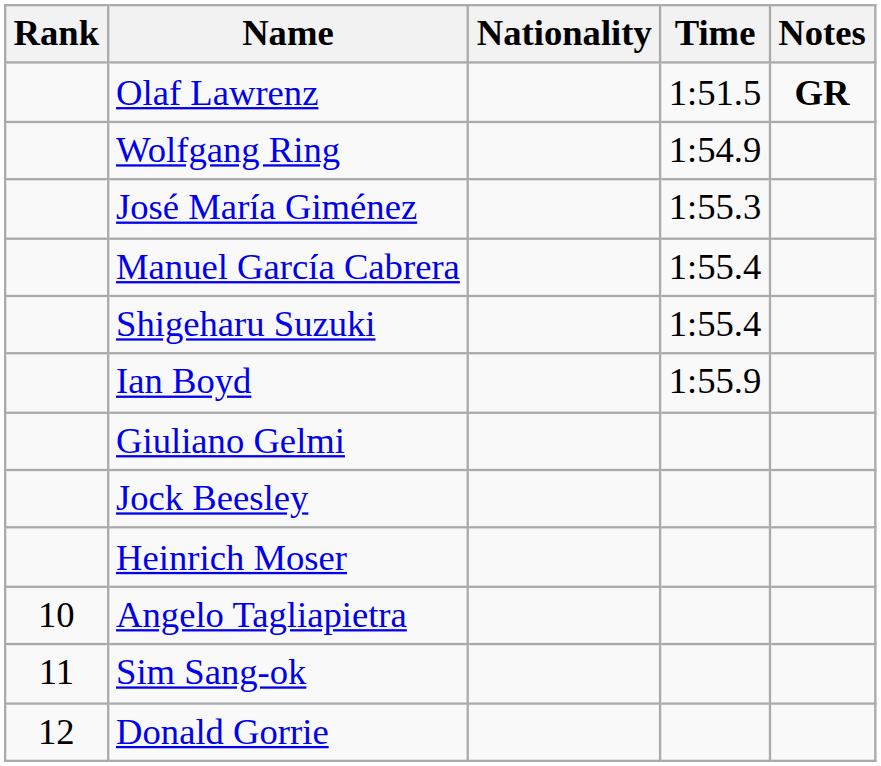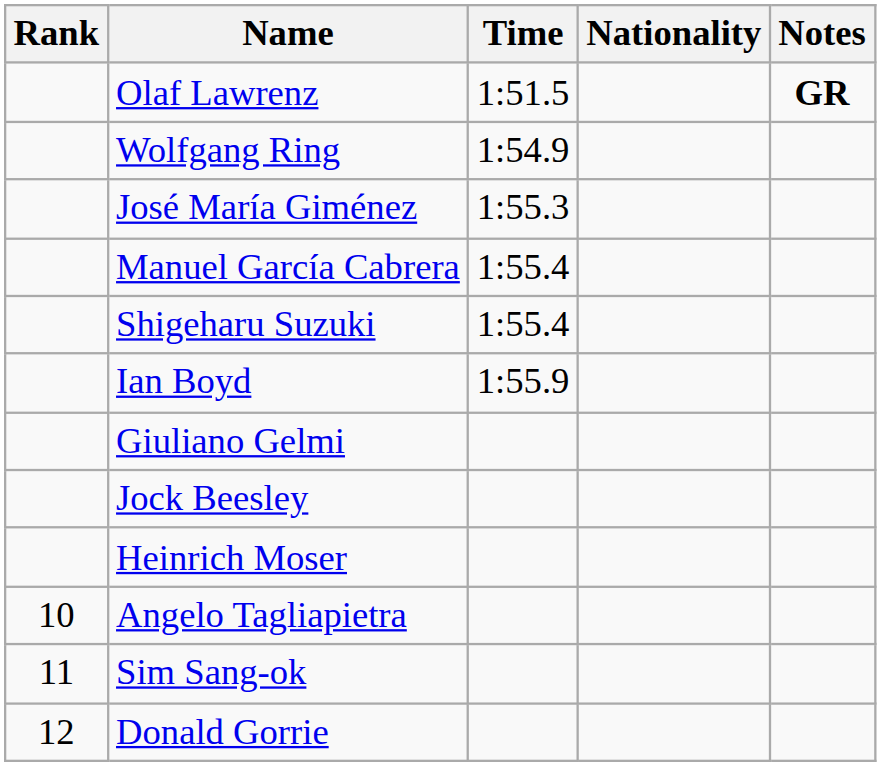columns swapped: (564, 33) <-> (715, 33)
